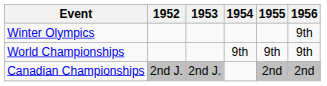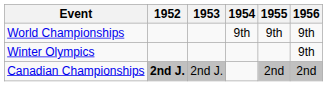rows swapped: (51, 33) <-> (66, 52)
(166, 71) normal -> (167, 71) bold
